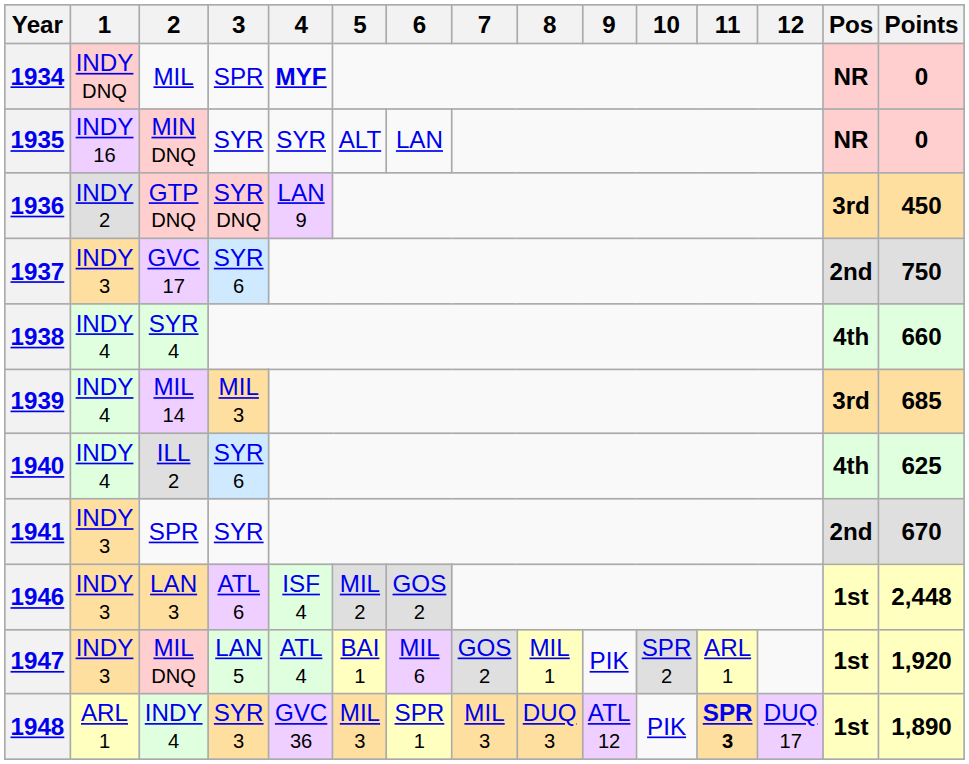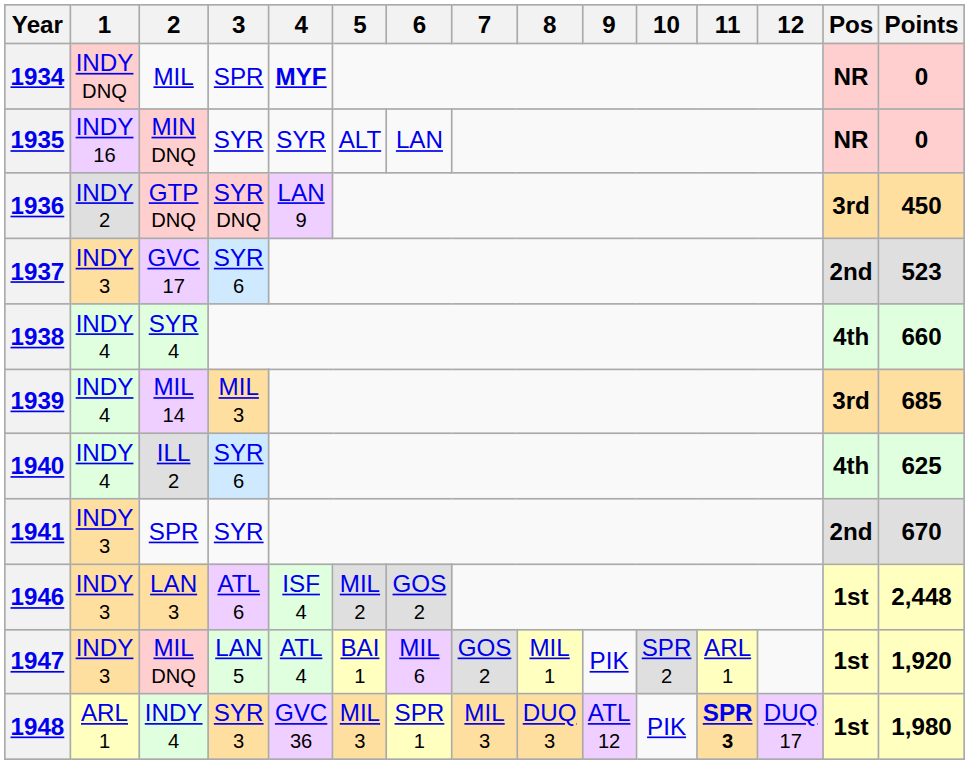(922, 271) 750 -> (922, 271) 523
(922, 727) 1,890 -> (922, 727) 1,980
